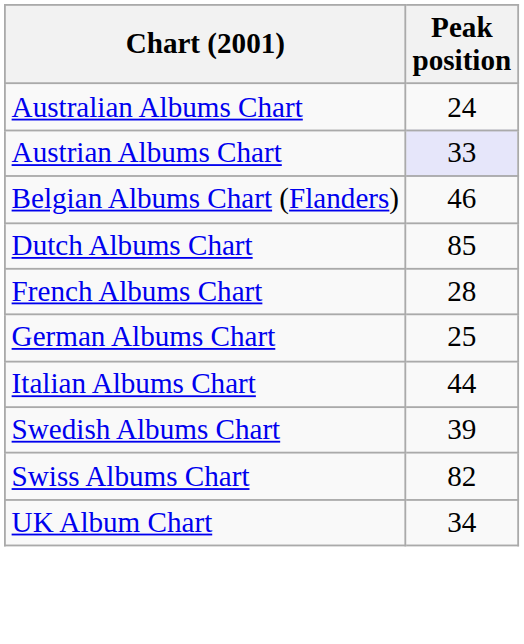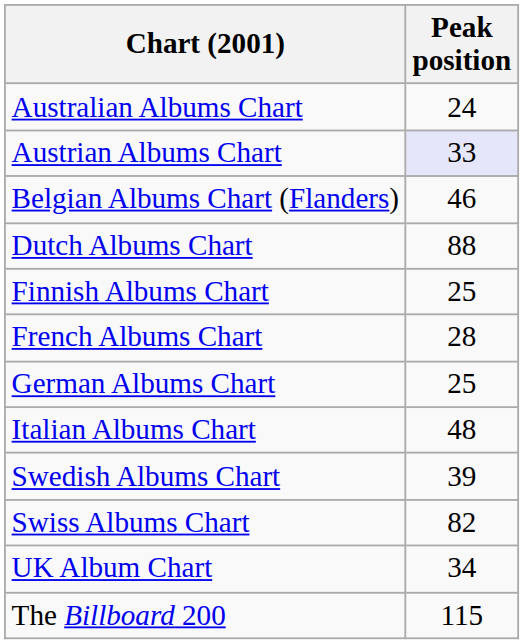(462, 245) 85 -> (462, 245) 88
+ row: (140, 291)
(462, 383) 44 -> (462, 429) 48
+ row: (119, 614)
